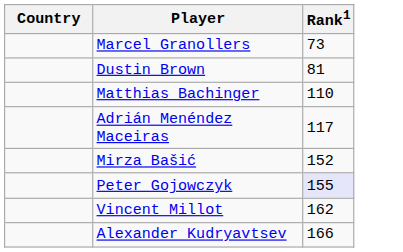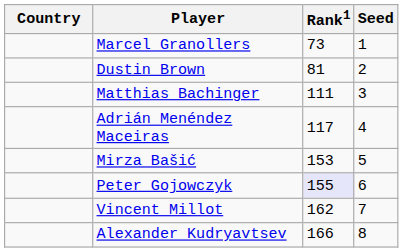+ column: (376, 19)
(320, 94) 110 -> (320, 94) 111
(320, 161) 152 -> (320, 161) 153
